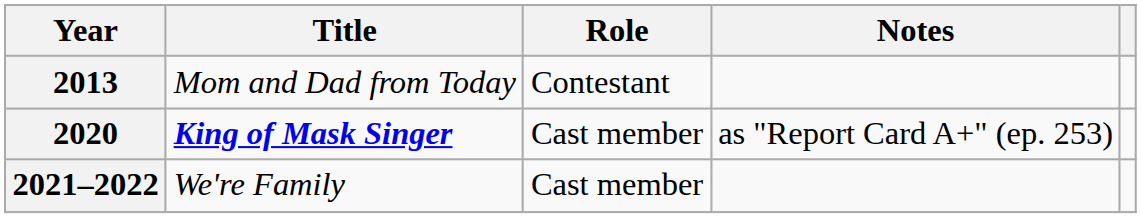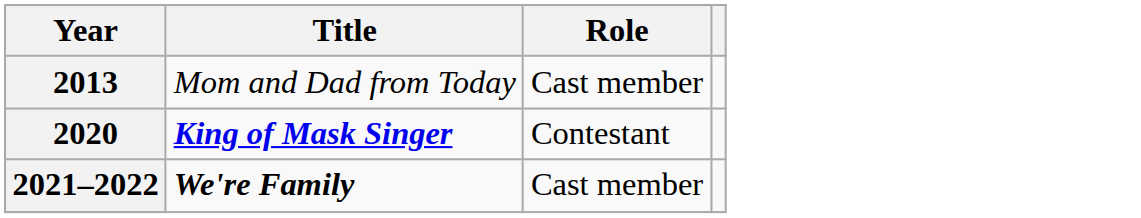- column: (916, 30)
(600, 81) Contestant -> (617, 81) Cast member
(617, 133) Cast member -> (600, 133) Contestant
(259, 184) normal -> (264, 184) bold
